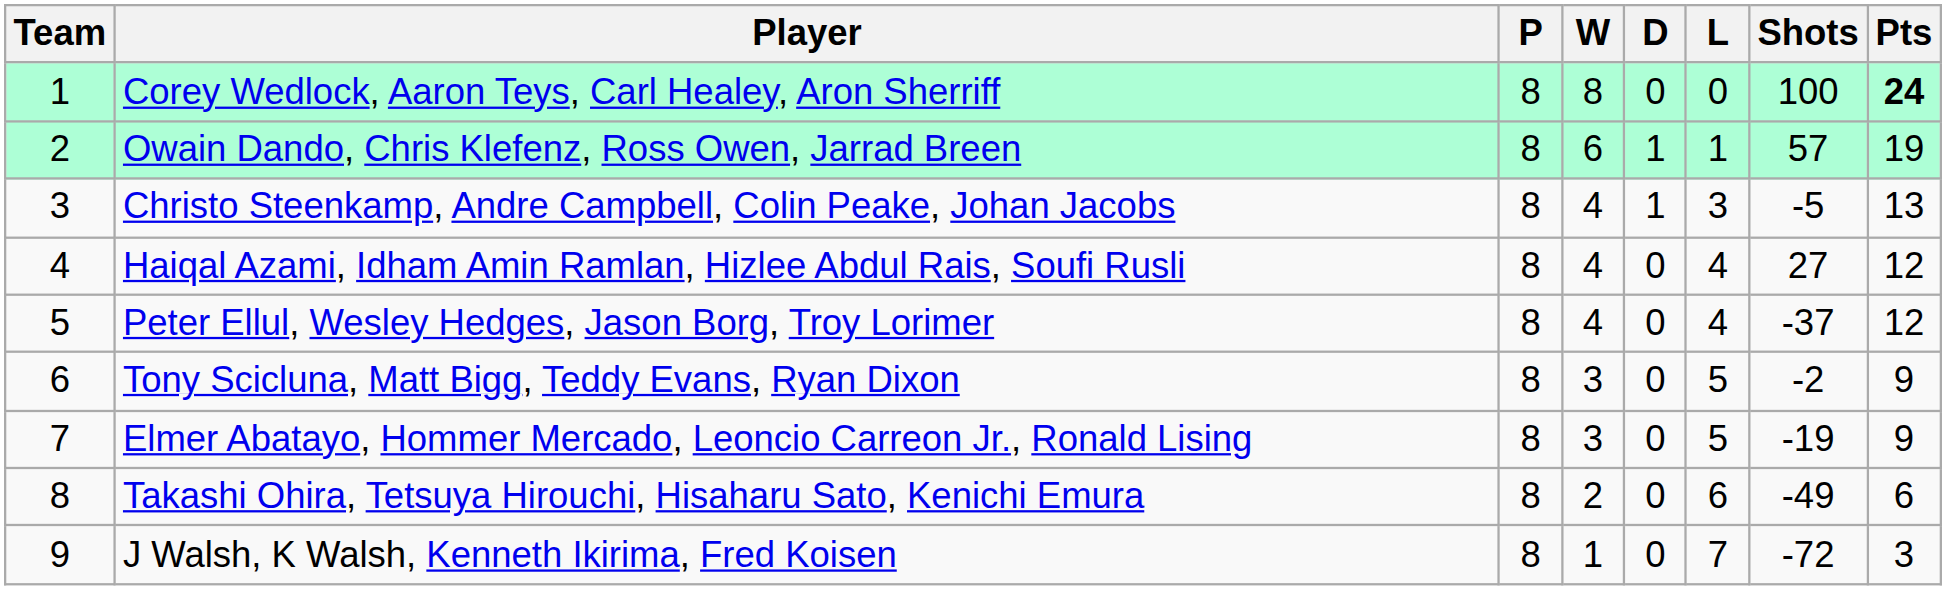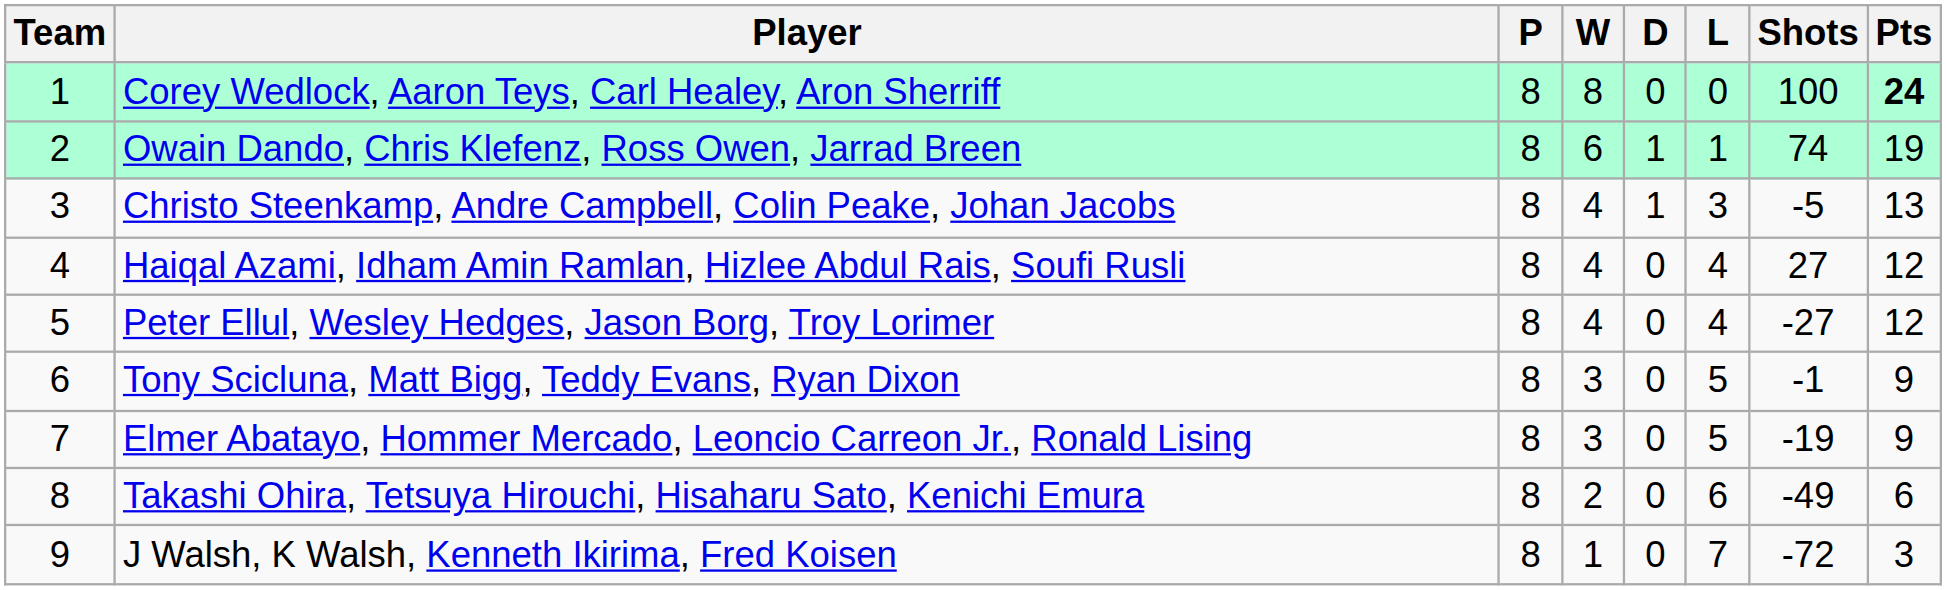(1808, 149) 57 -> (1808, 149) 74
(1808, 322) -37 -> (1808, 322) -27
(1808, 380) -2 -> (1808, 380) -1
